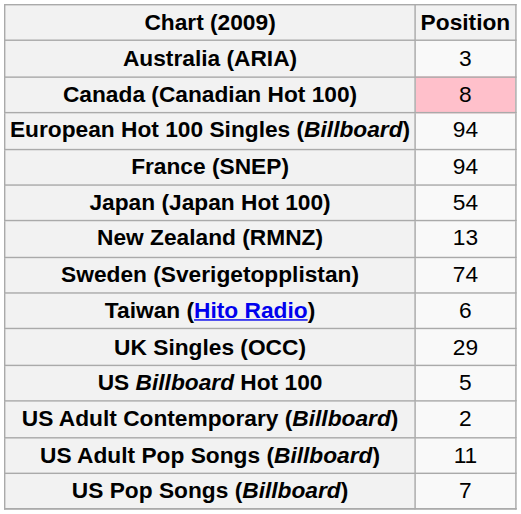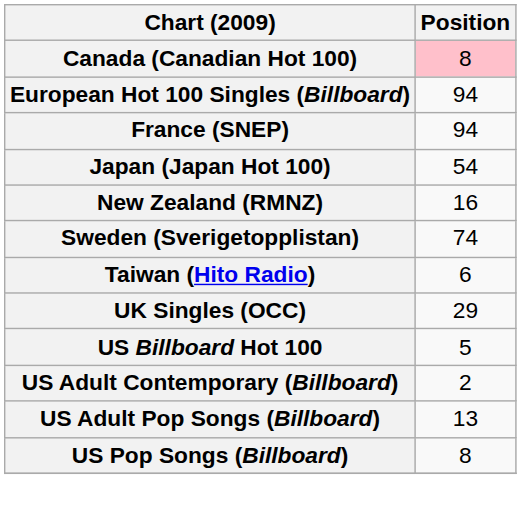- row: (210, 58)
(465, 238) 13 -> (465, 202) 16
(465, 454) 11 -> (465, 418) 13
(465, 490) 7 -> (465, 454) 8
